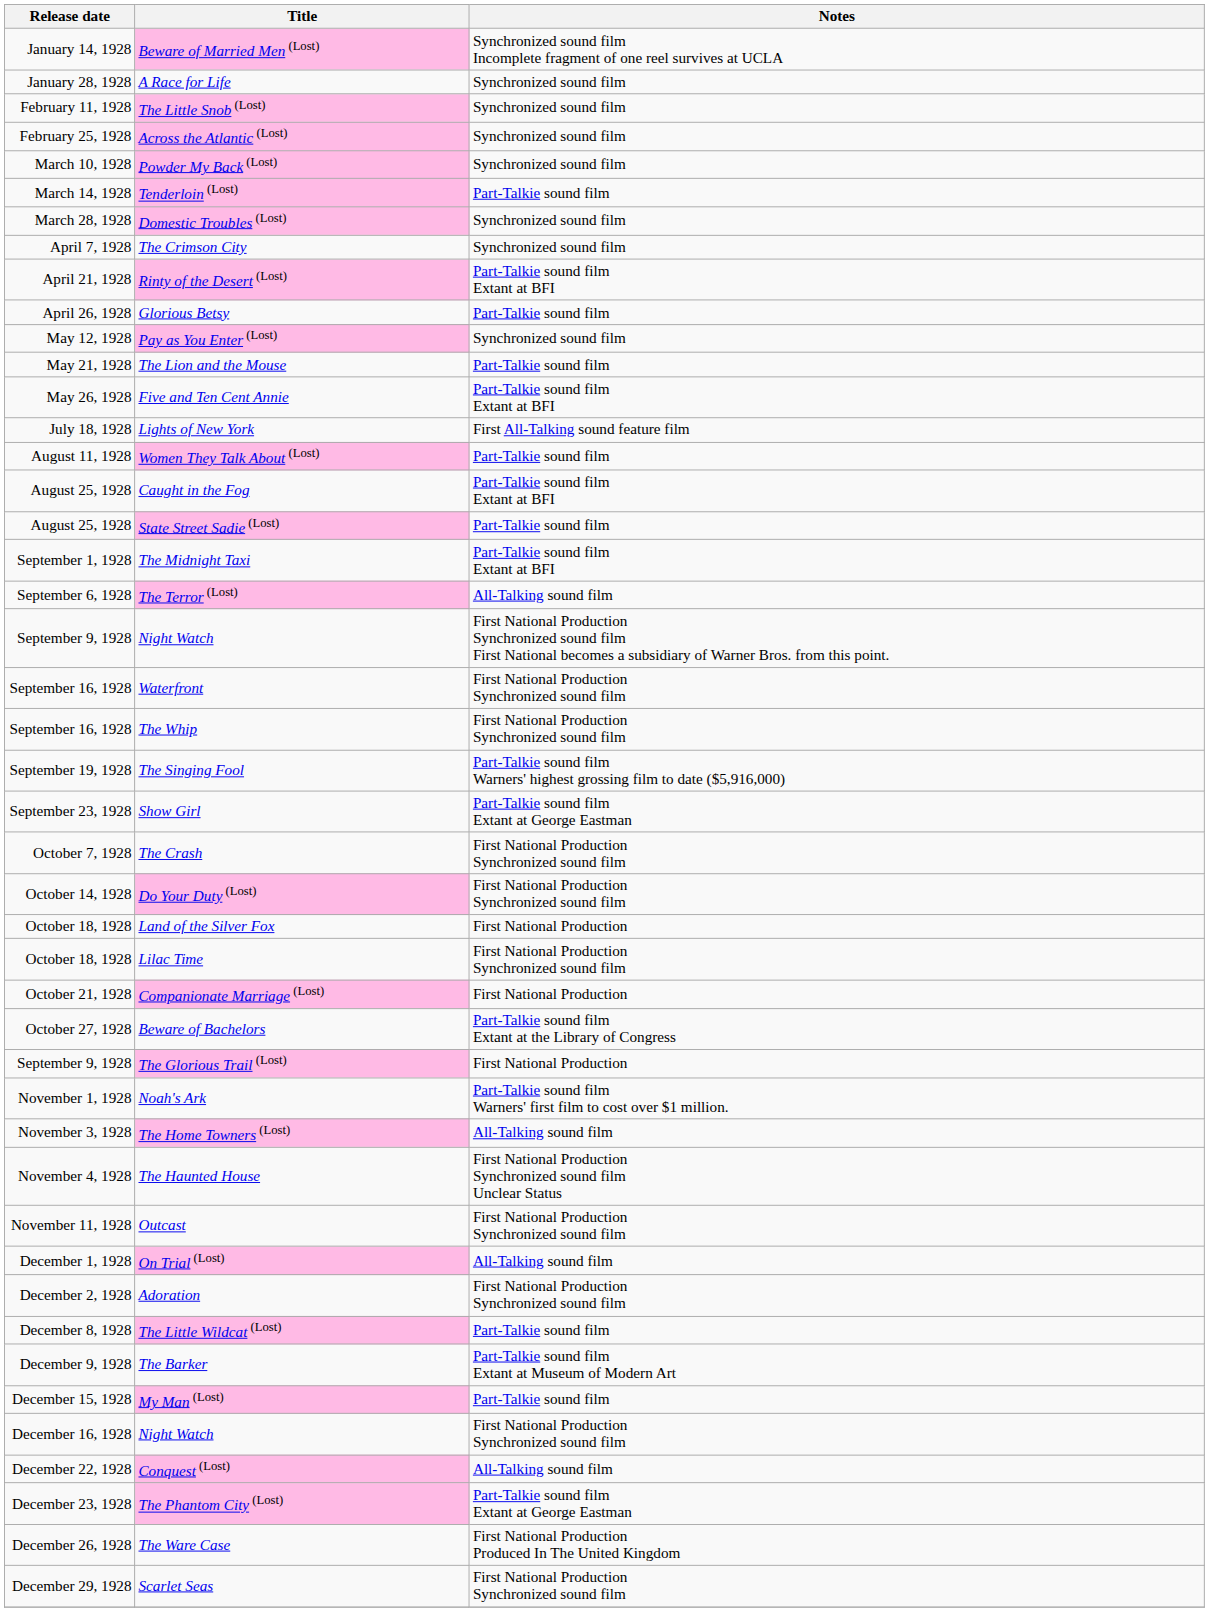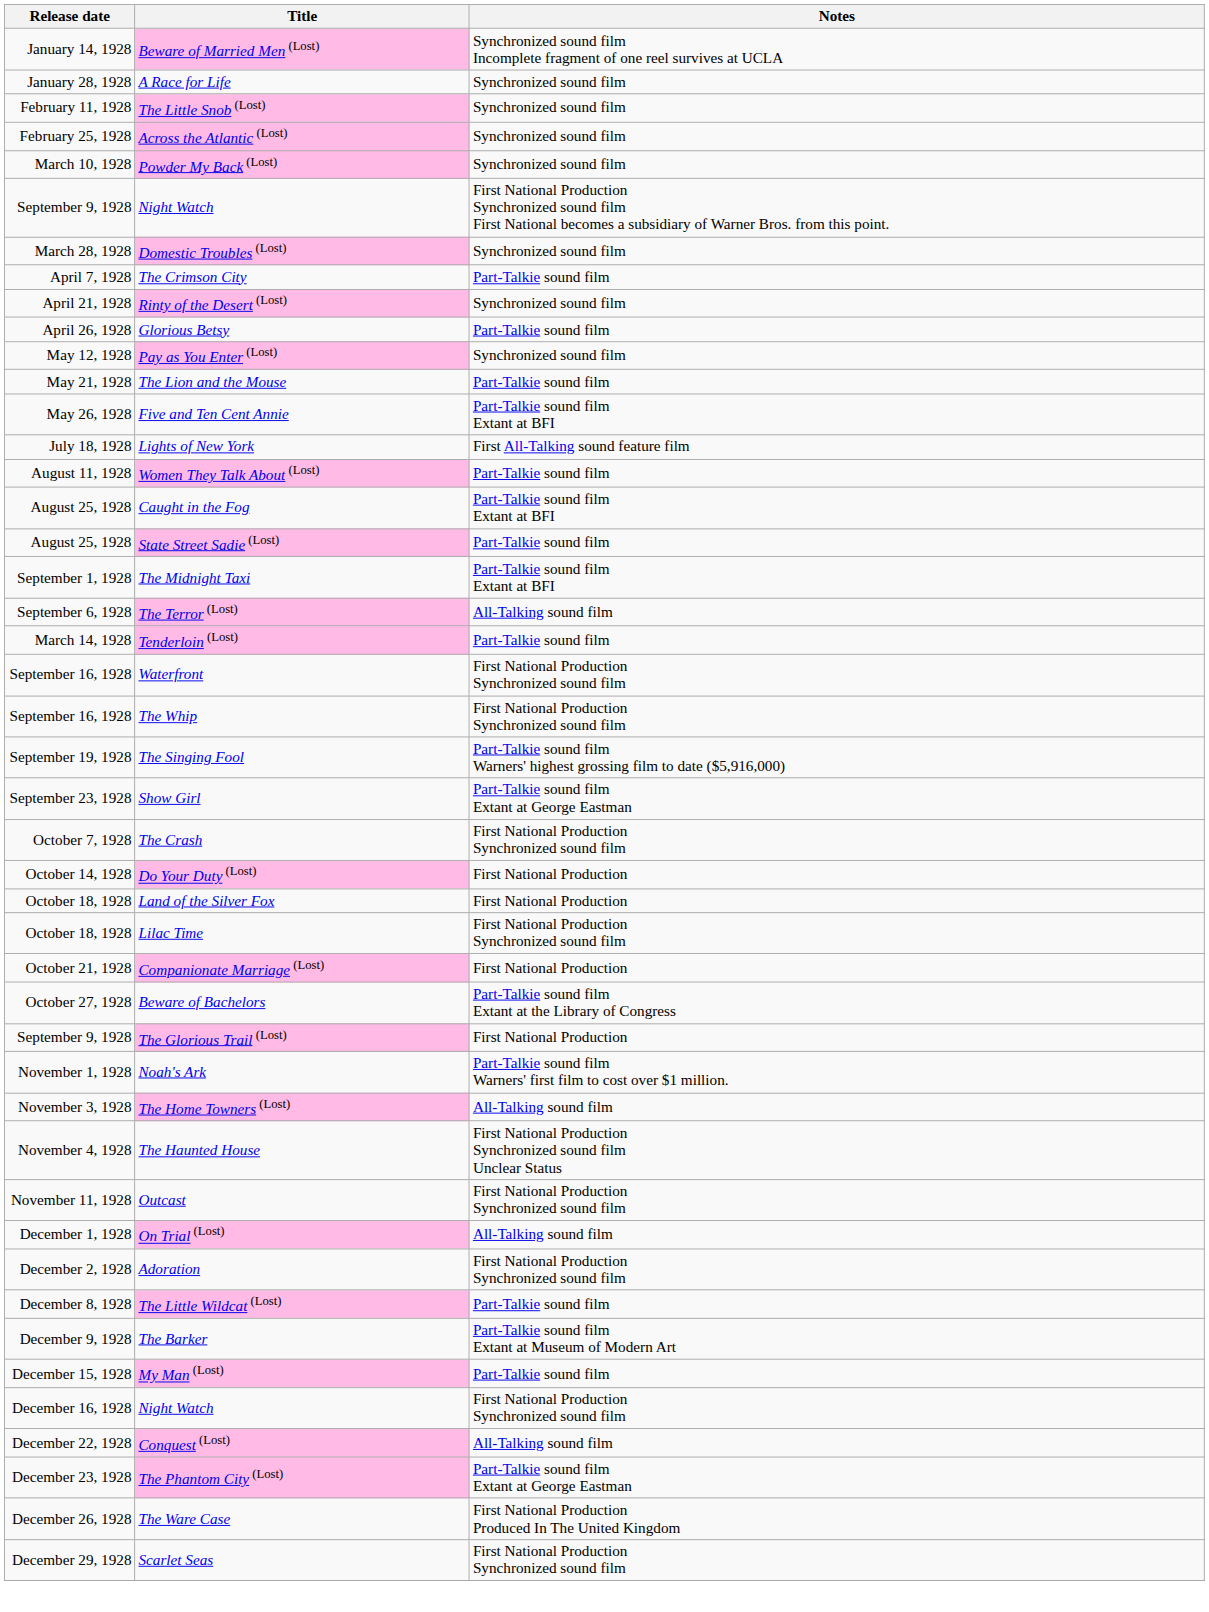rows swapped: (83, 192) <-> (74, 638)
(549, 247) Synchronized sound film -> (541, 277) Part-Talkie sound film
(541, 279) Part-Talkie sound film Extant at BFI -> (549, 303) Synchronized sound film
(550, 894) First National Production Synchronized sound film -> (550, 874) First National Production
